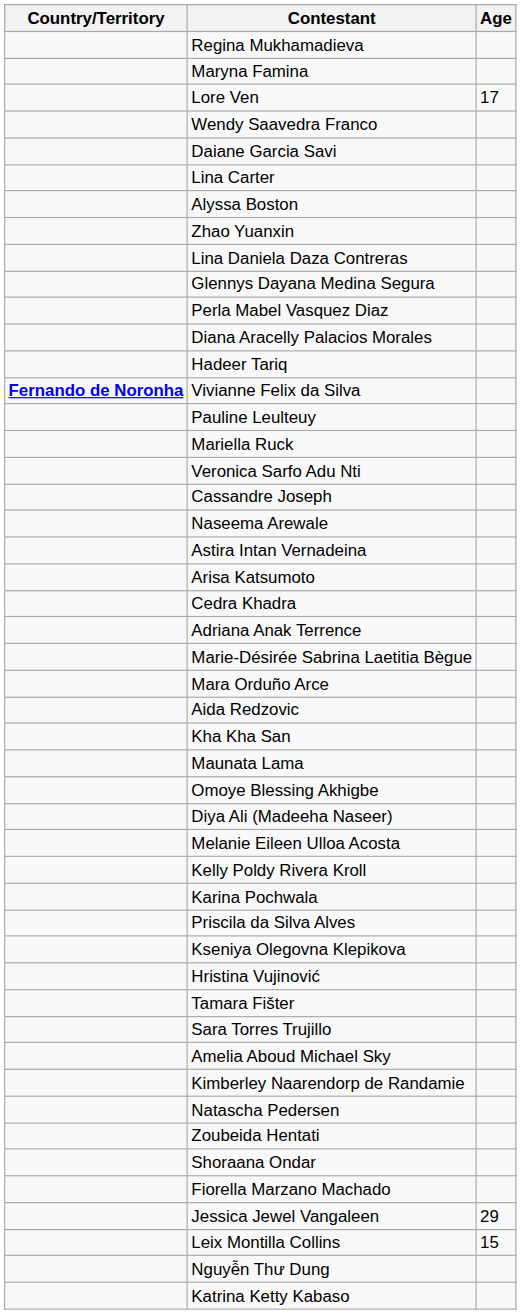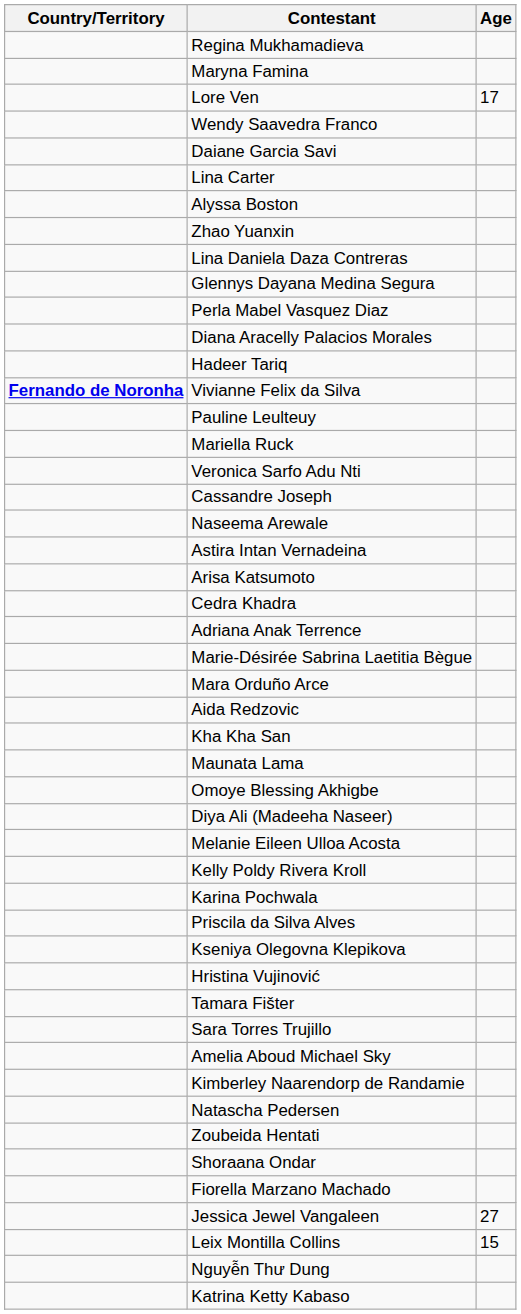(489, 1216) 29 -> (489, 1216) 27
